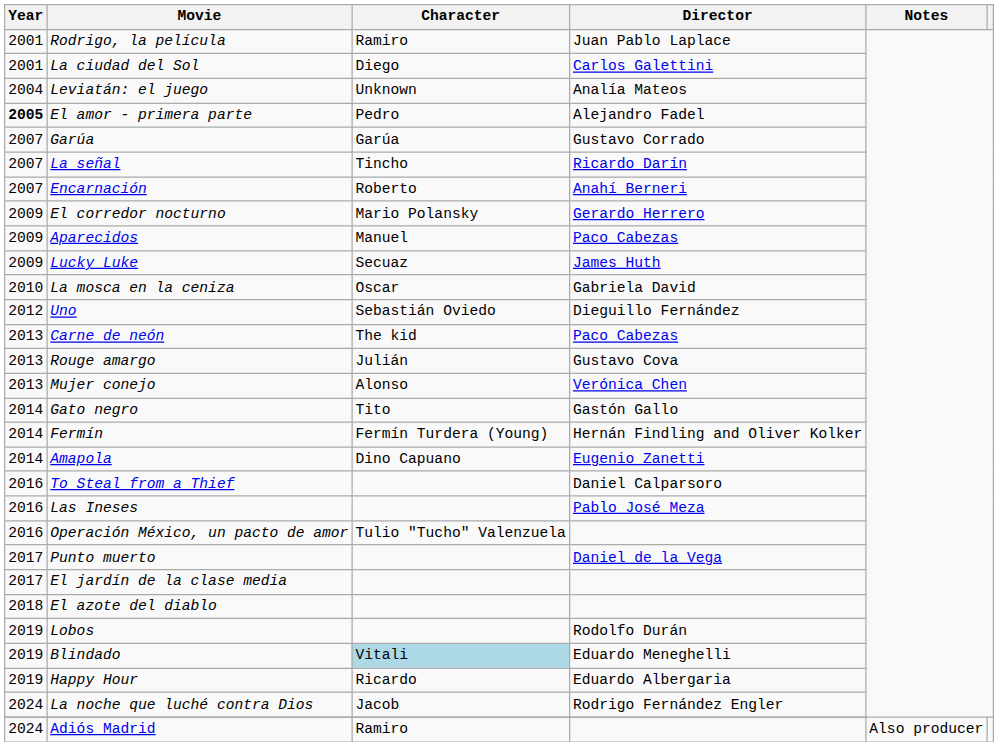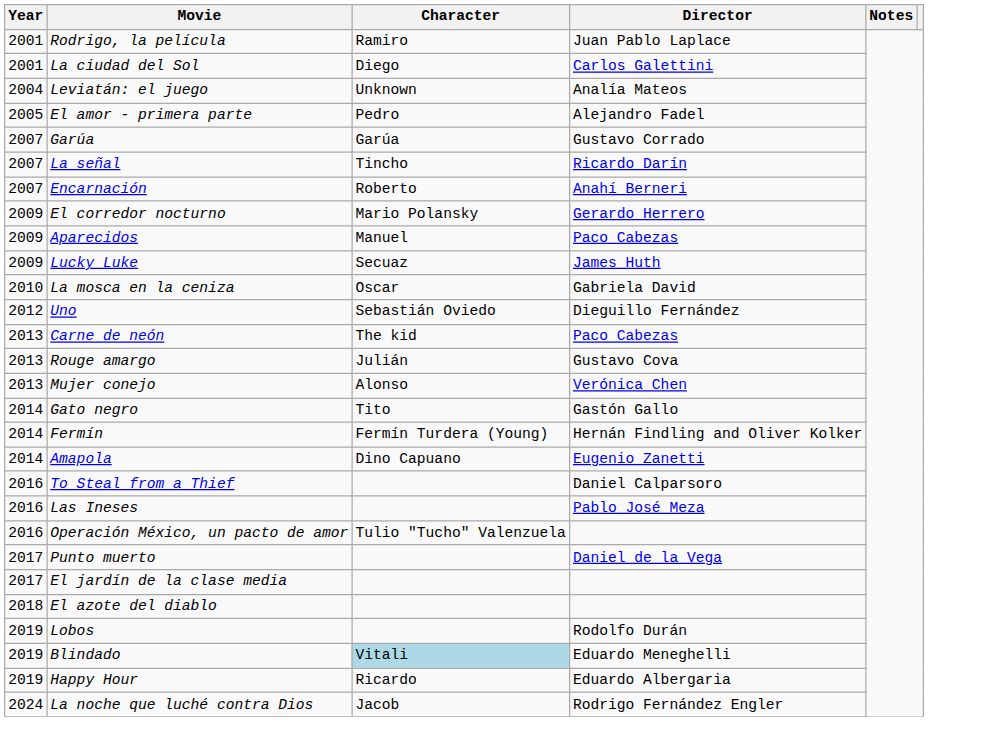(26, 115) bold -> (26, 115) normal
- row: (103, 729)
